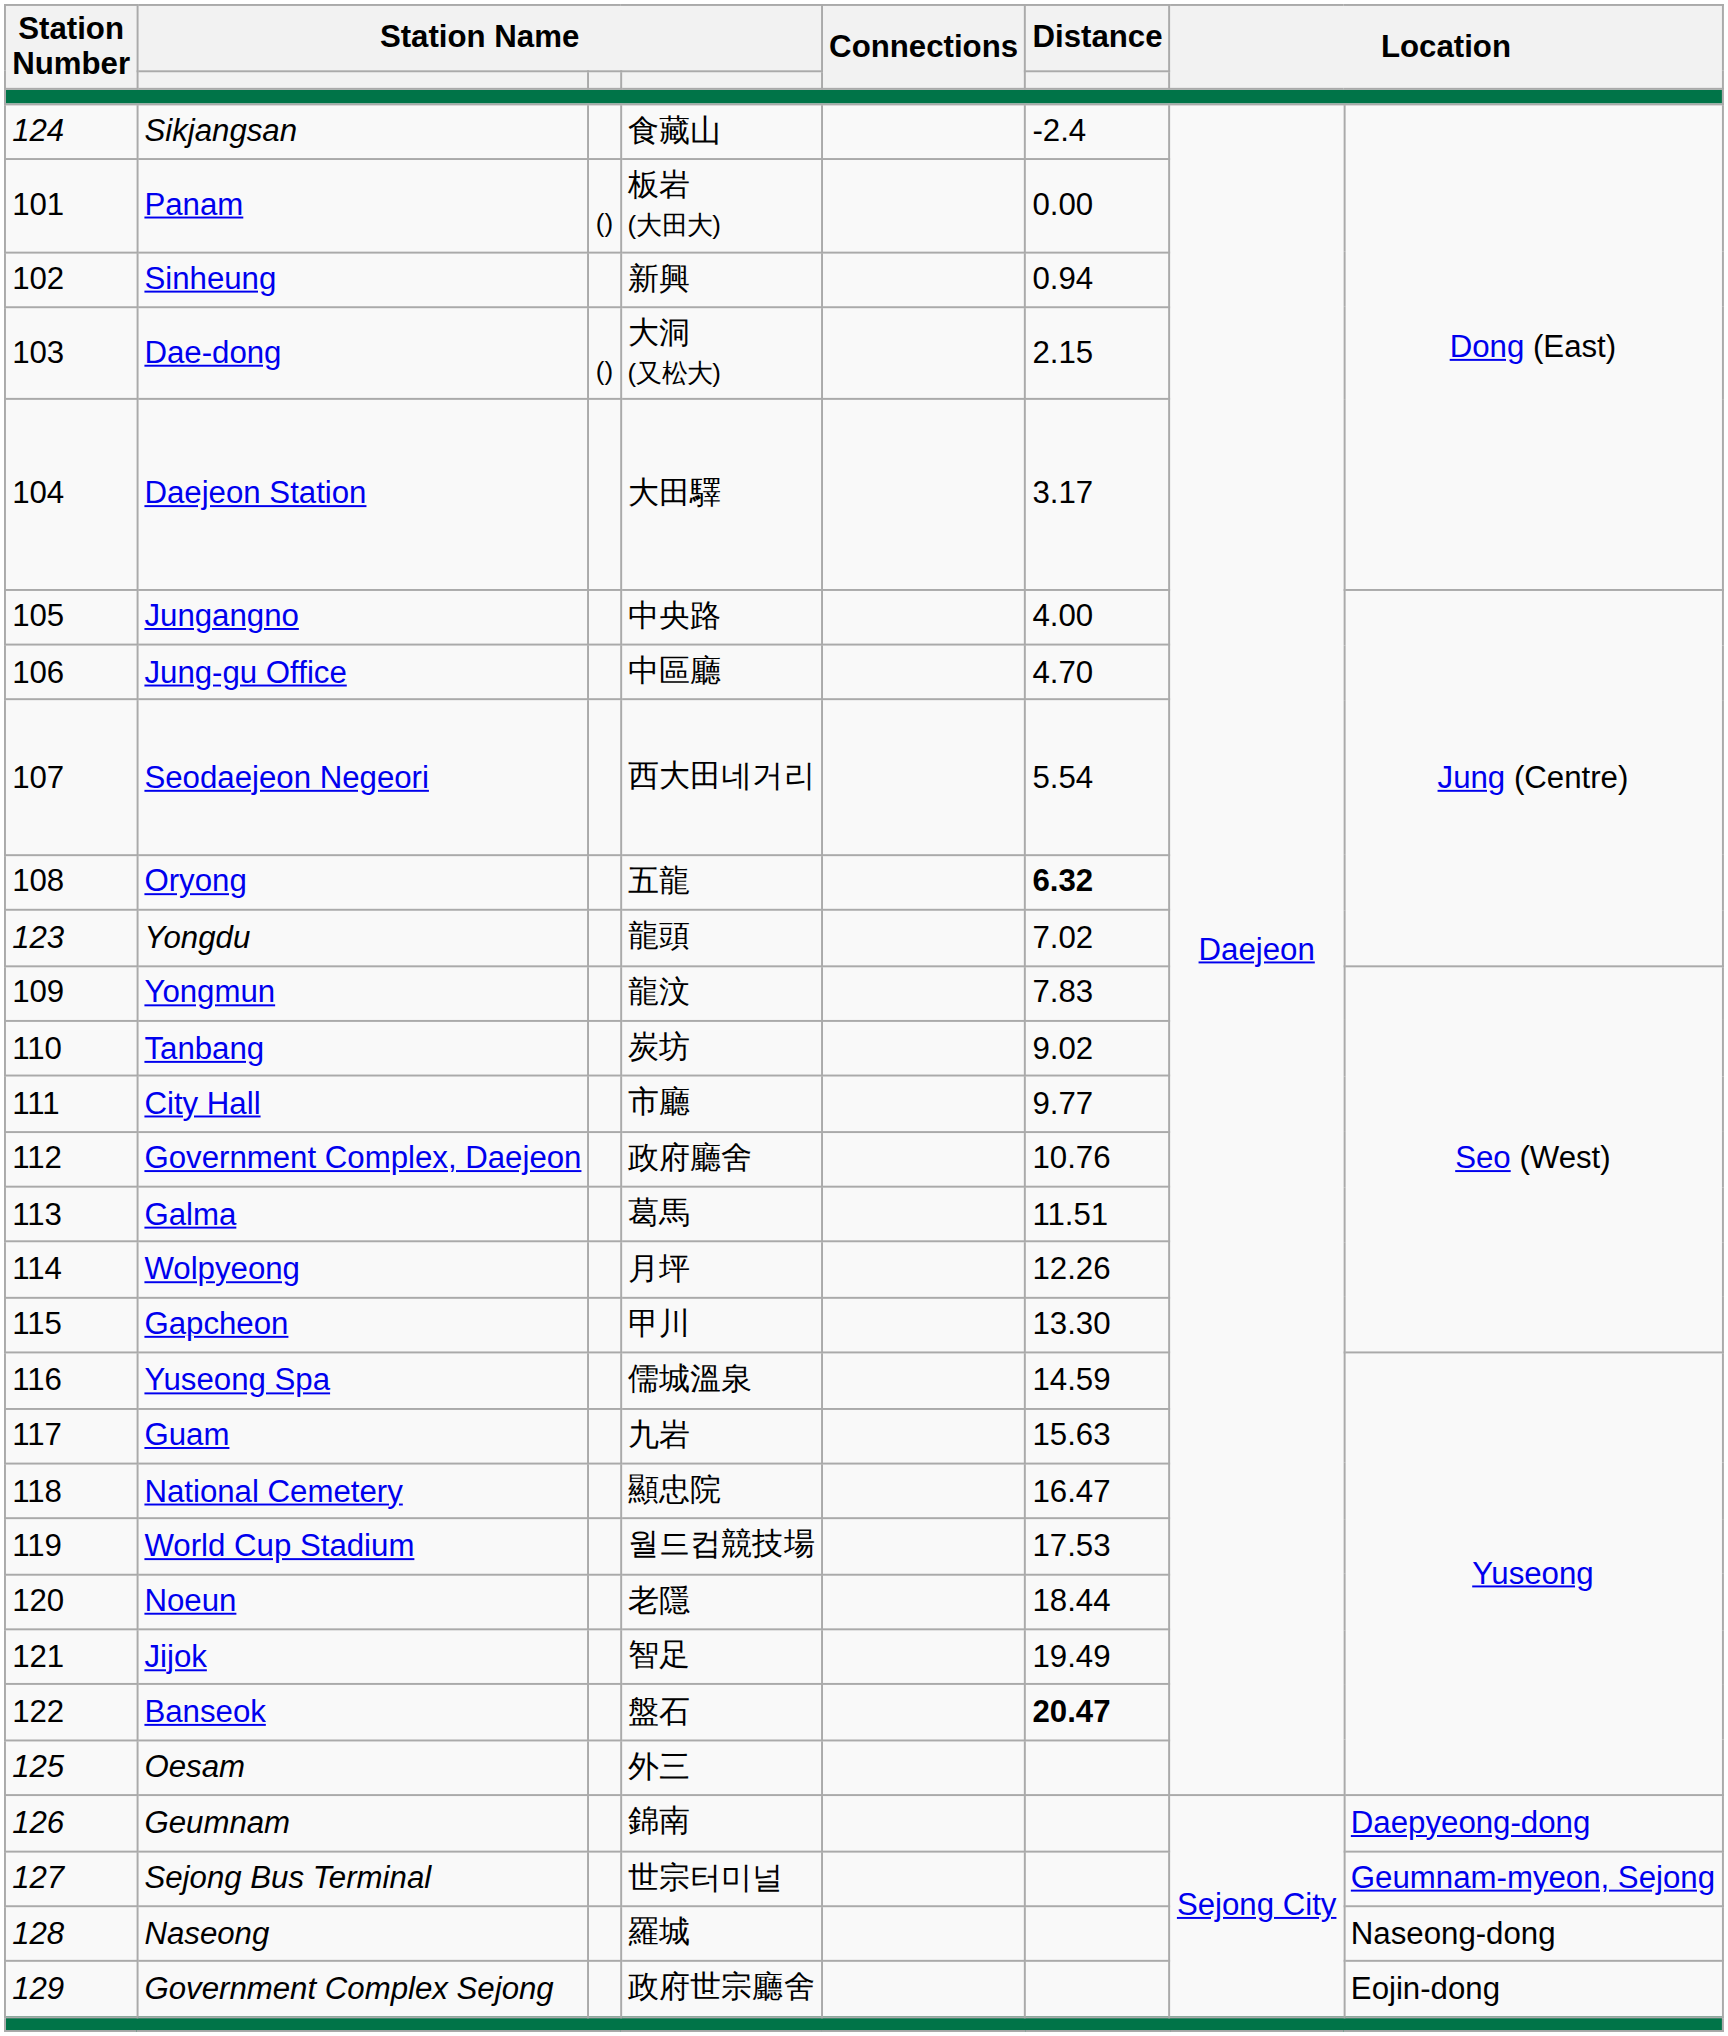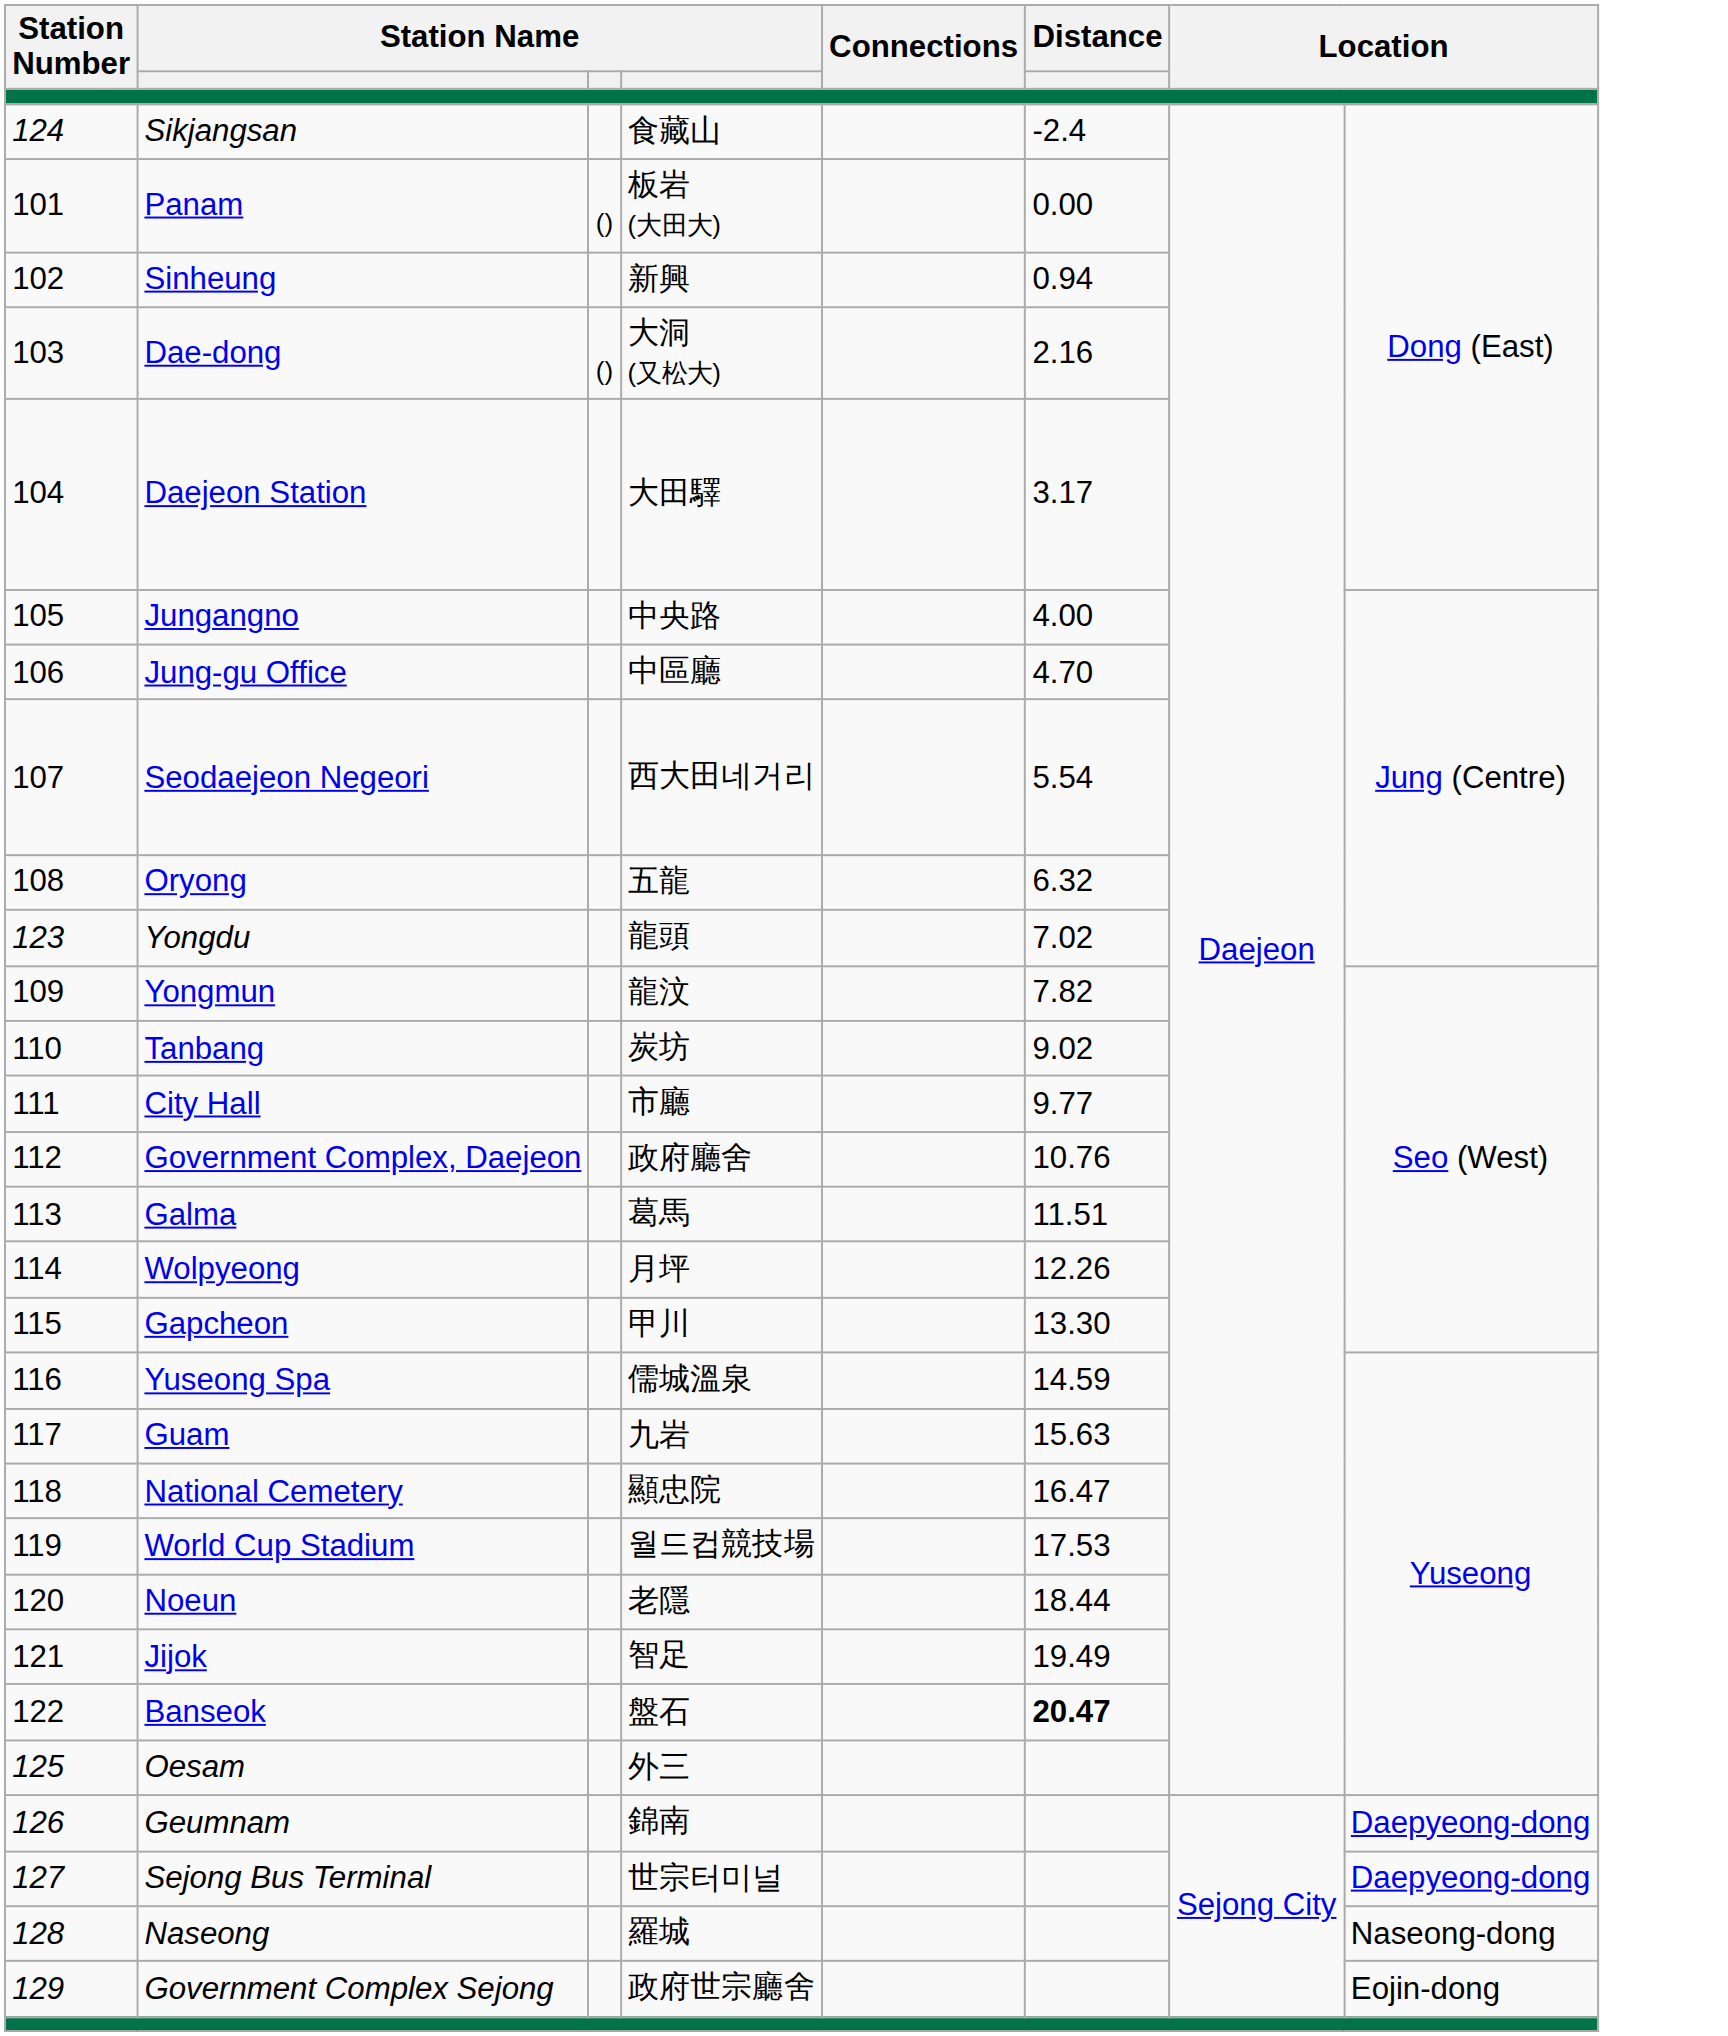(1063, 352) 2.15 -> (1063, 352) 2.16
(1063, 881) bold -> (1063, 881) normal
(1063, 992) 7.83 -> (1063, 992) 7.82
(1533, 1877) Geumnam-myeon, Sejong -> (1471, 1877) Daepyeong-dong
